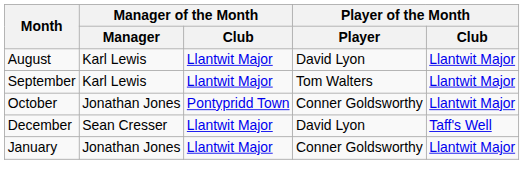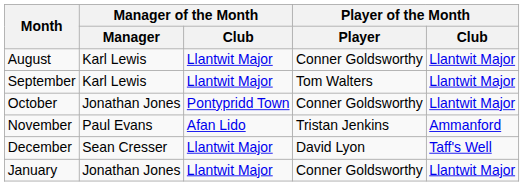(331, 59) David Lyon -> (359, 59) Conner Goldsworthy
+ row: (40, 125)
